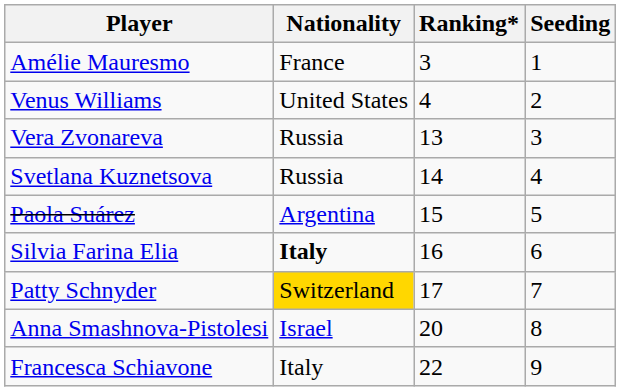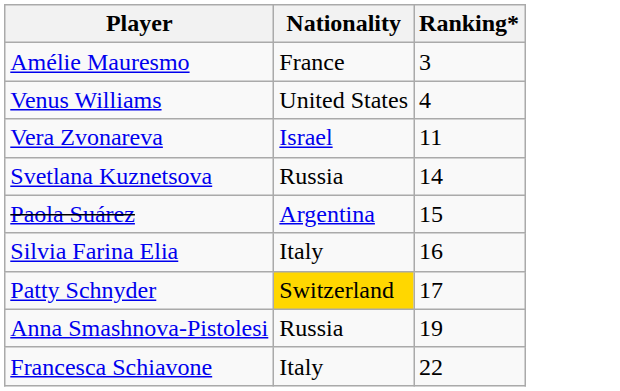- column: (570, 23)
(311, 137) Russia -> (306, 137) Israel
(431, 137) 13 -> (431, 137) 11
(303, 251) bold -> (301, 251) normal
(306, 328) Israel -> (311, 328) Russia
(431, 328) 20 -> (431, 328) 19
